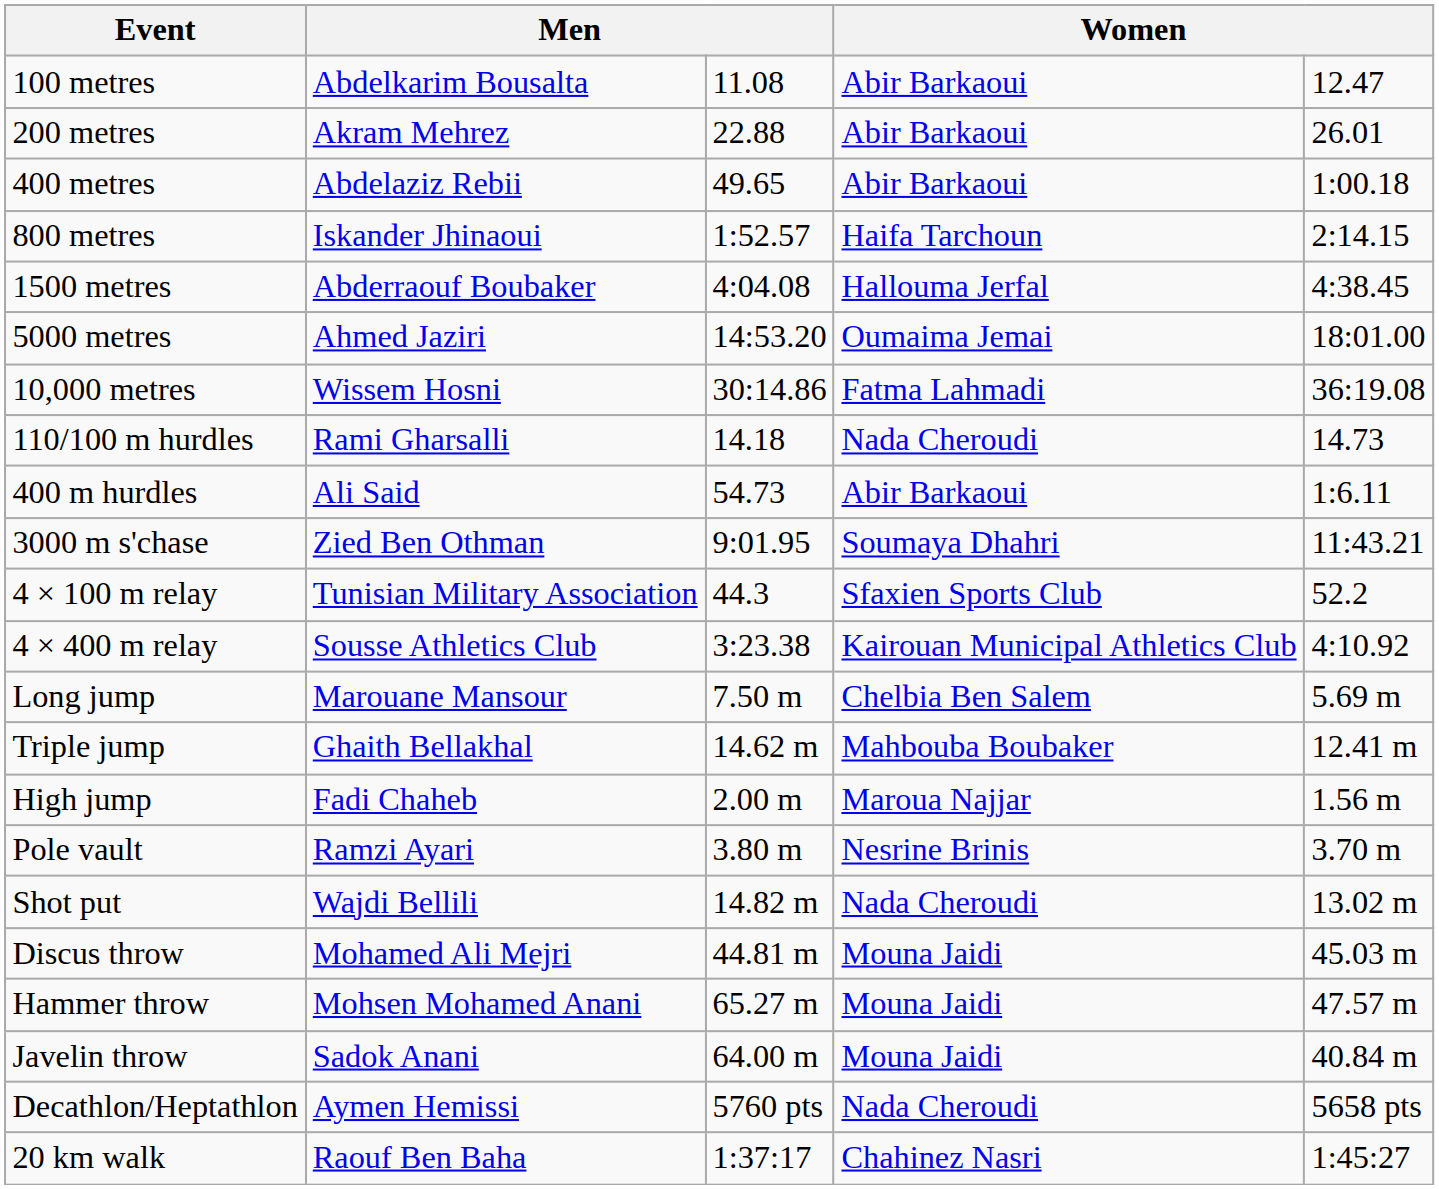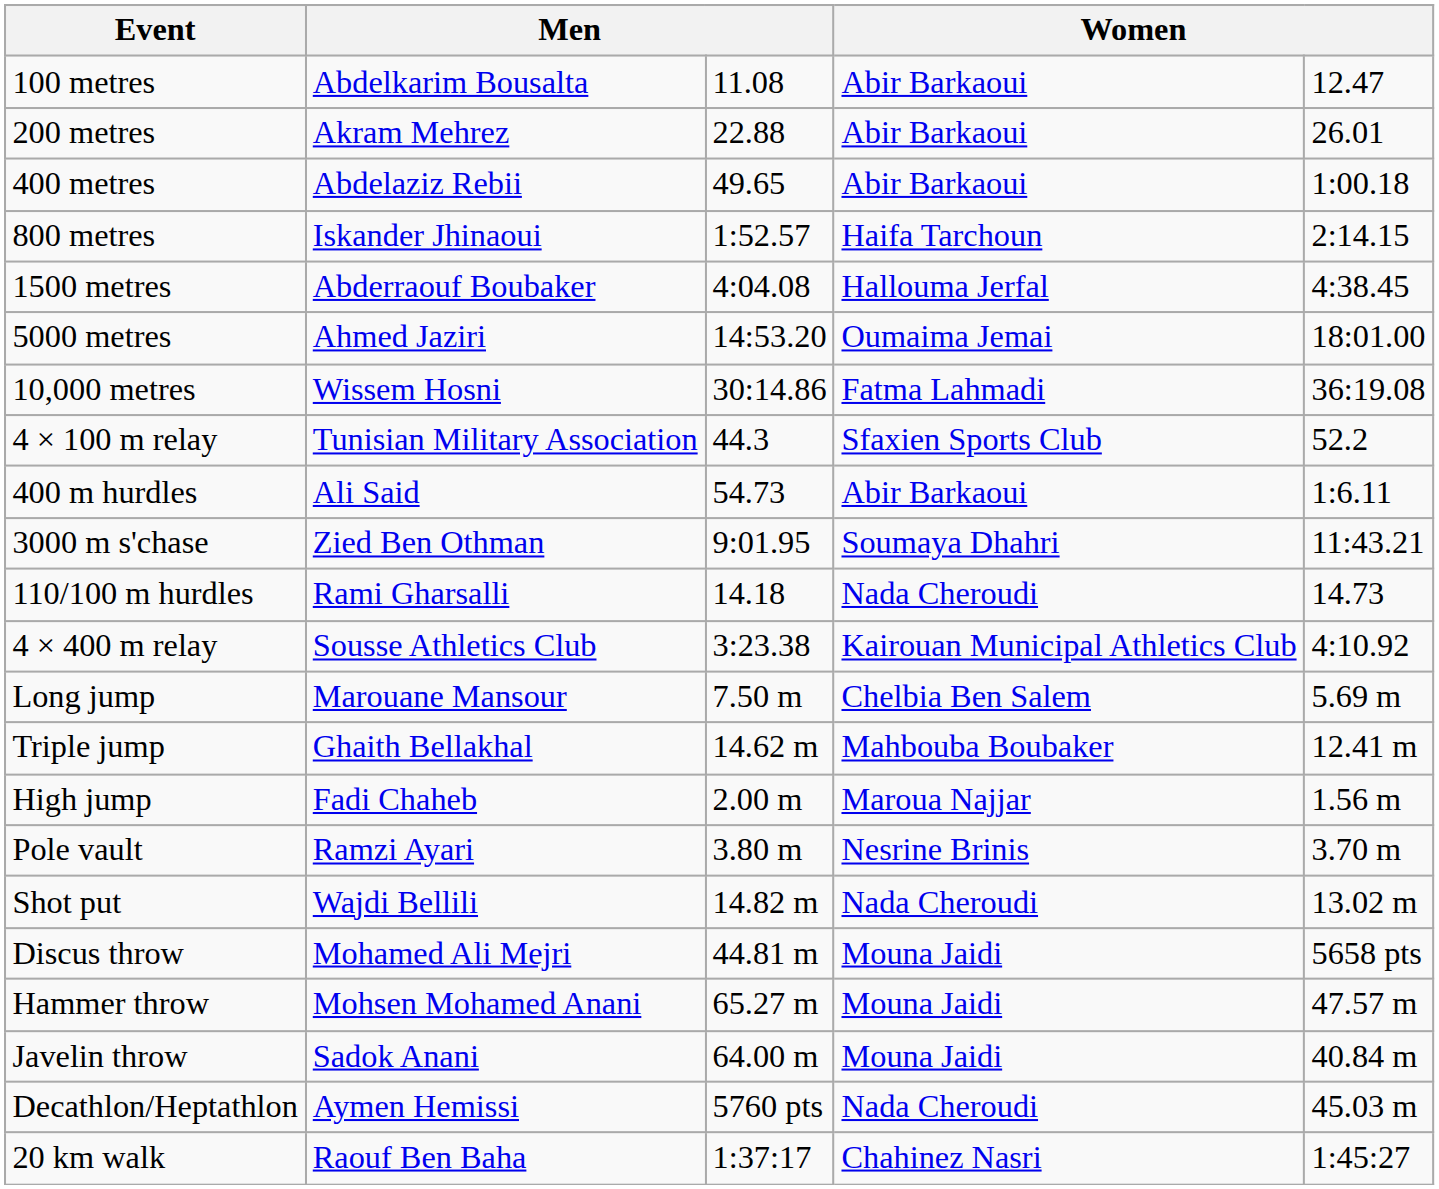rows swapped: (133, 440) <-> (115, 593)
(1364, 952) 45.03 m -> (1367, 952) 5658 pts
(1367, 1106) 5658 pts -> (1364, 1106) 45.03 m
